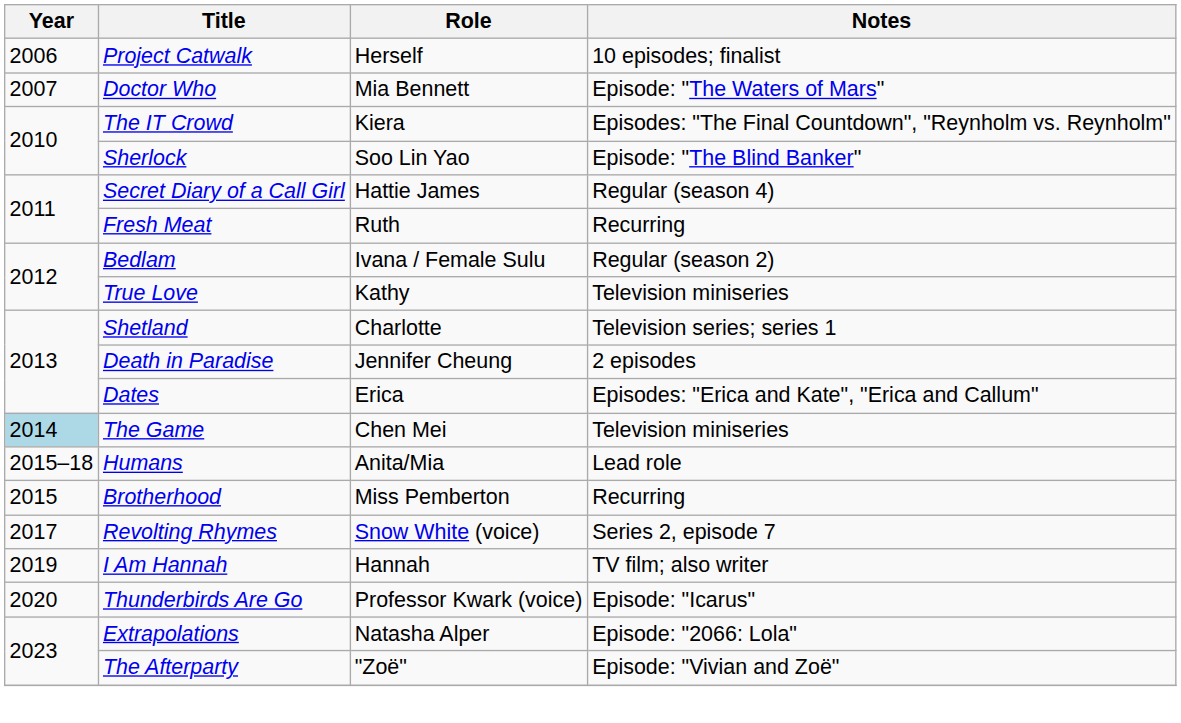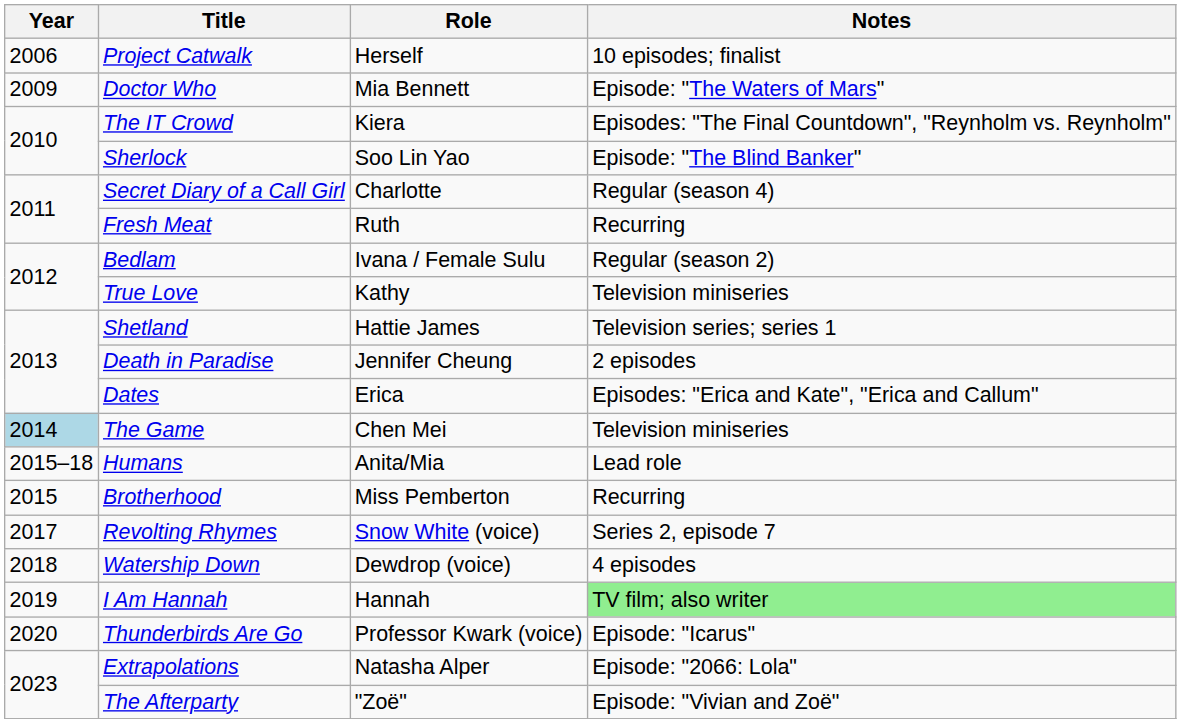(33, 89) 2007 -> (33, 89) 2009
(417, 191) Hattie James -> (398, 191) Charlotte
(398, 327) Charlotte -> (417, 327) Hattie James
+ row: (181, 565)
(680, 565) no background -> (680, 599) lightgreen background
